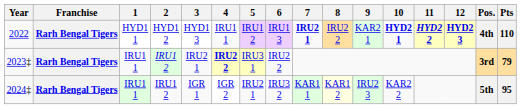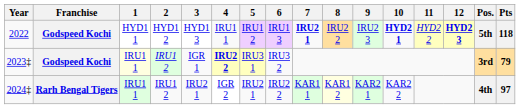(77, 34) Rarh Bengal Tigers -> (77, 34) Godspeed Kochi
(368, 34) KAR2 1 -> (368, 34) IRU2 3
(429, 34) bold -> (429, 34) normal
(487, 34) 4th -> (485, 34) 5th
(507, 34) 110 -> (506, 34) 118
(77, 61) Rarh Bengal Tigers -> (77, 61) Godspeed Kochi
(135, 61) no background -> (135, 61) lightyellow background
(197, 61) IRU2 1 -> (197, 61) IGR 1
(279, 61) IRU2 2 -> (279, 61) IRU3 2
(197, 89) IGR 1 -> (197, 89) IRU2 1
(279, 89) IRU3 2 -> (279, 89) IRU2 2
(368, 89) IRU2 3 -> (368, 89) KAR2 1
(487, 89) 5th -> (485, 89) 4th
(507, 89) 95 -> (506, 89) 97
